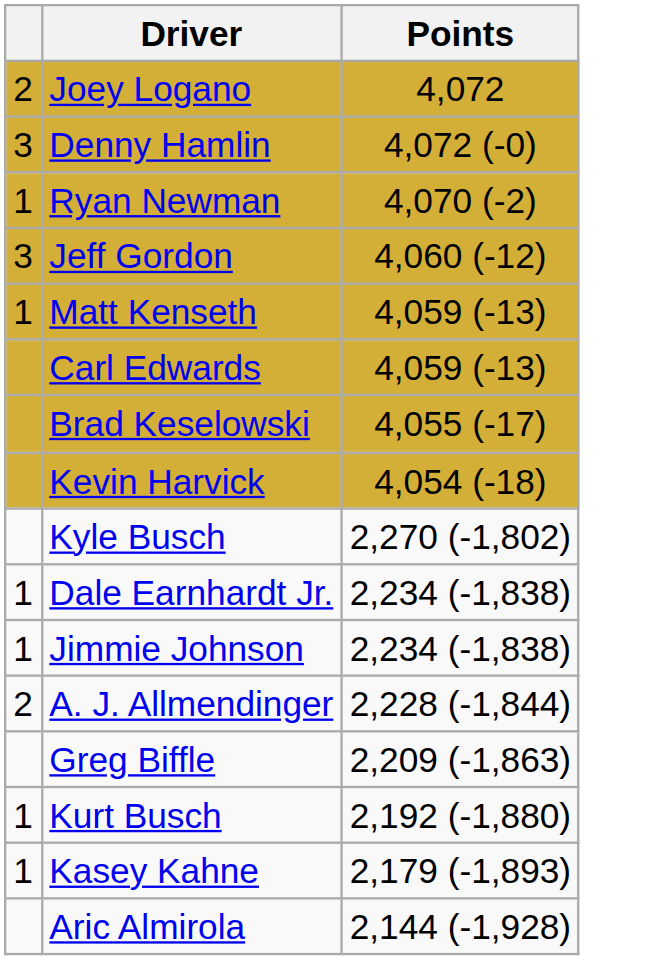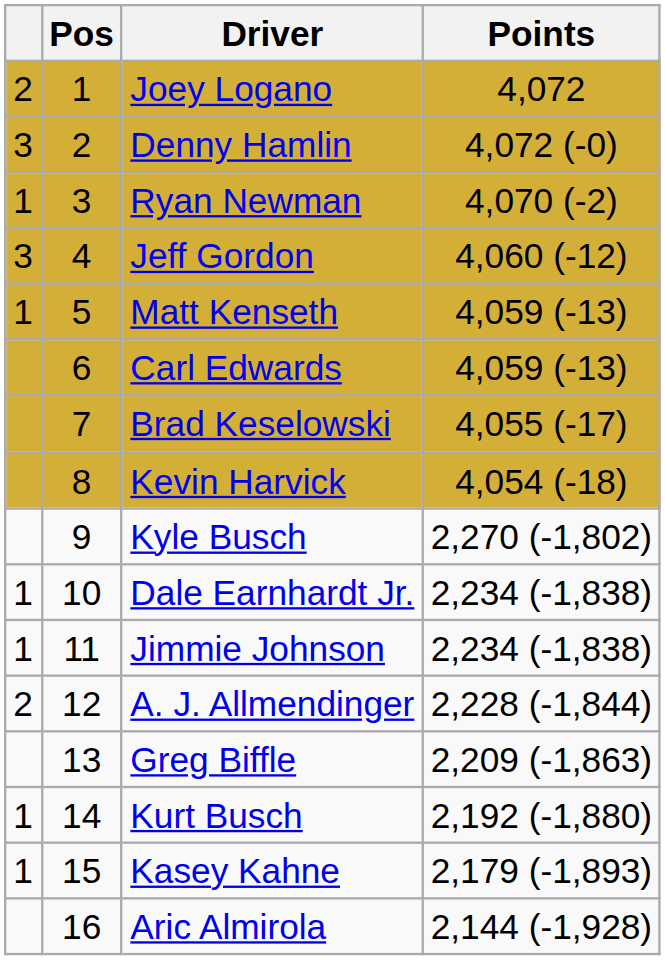+ column: (82, 33)
